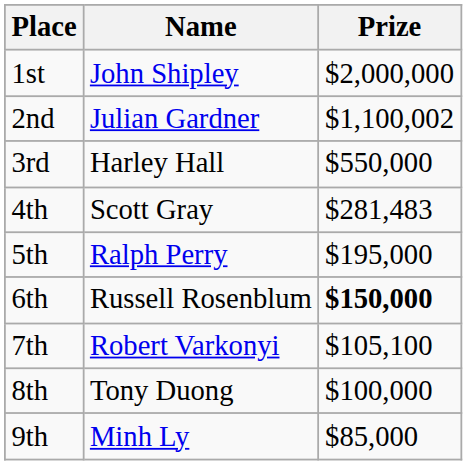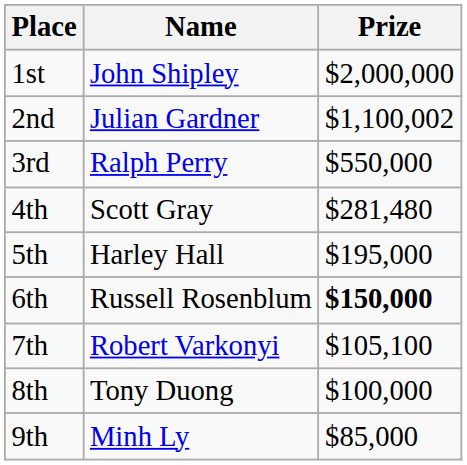(157, 163) Harley Hall -> (159, 163) Ralph Perry
(379, 208) $281,483 -> (379, 208) $281,480
(159, 254) Ralph Perry -> (157, 254) Harley Hall
